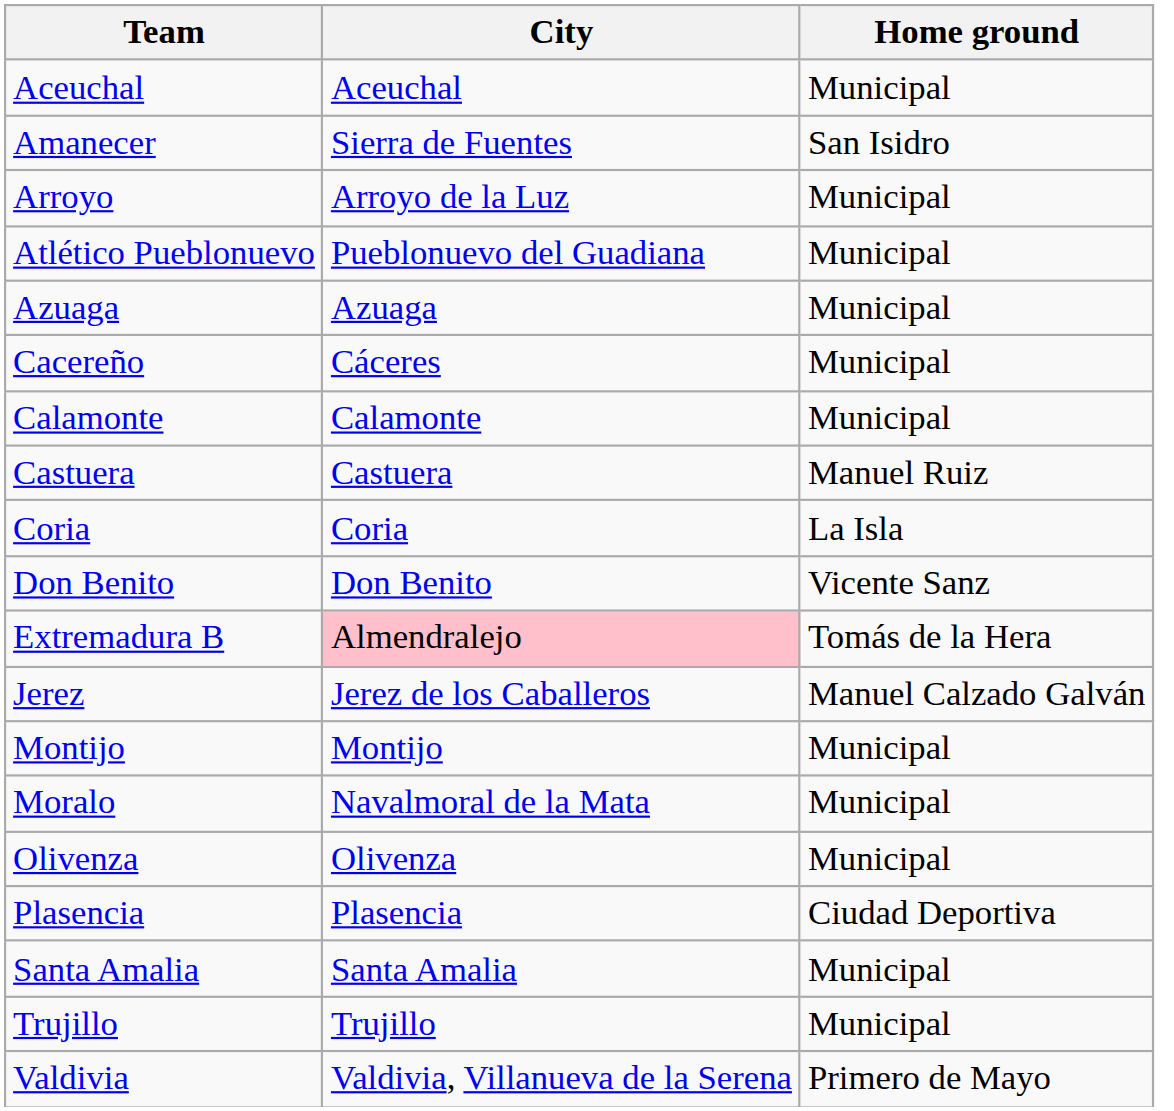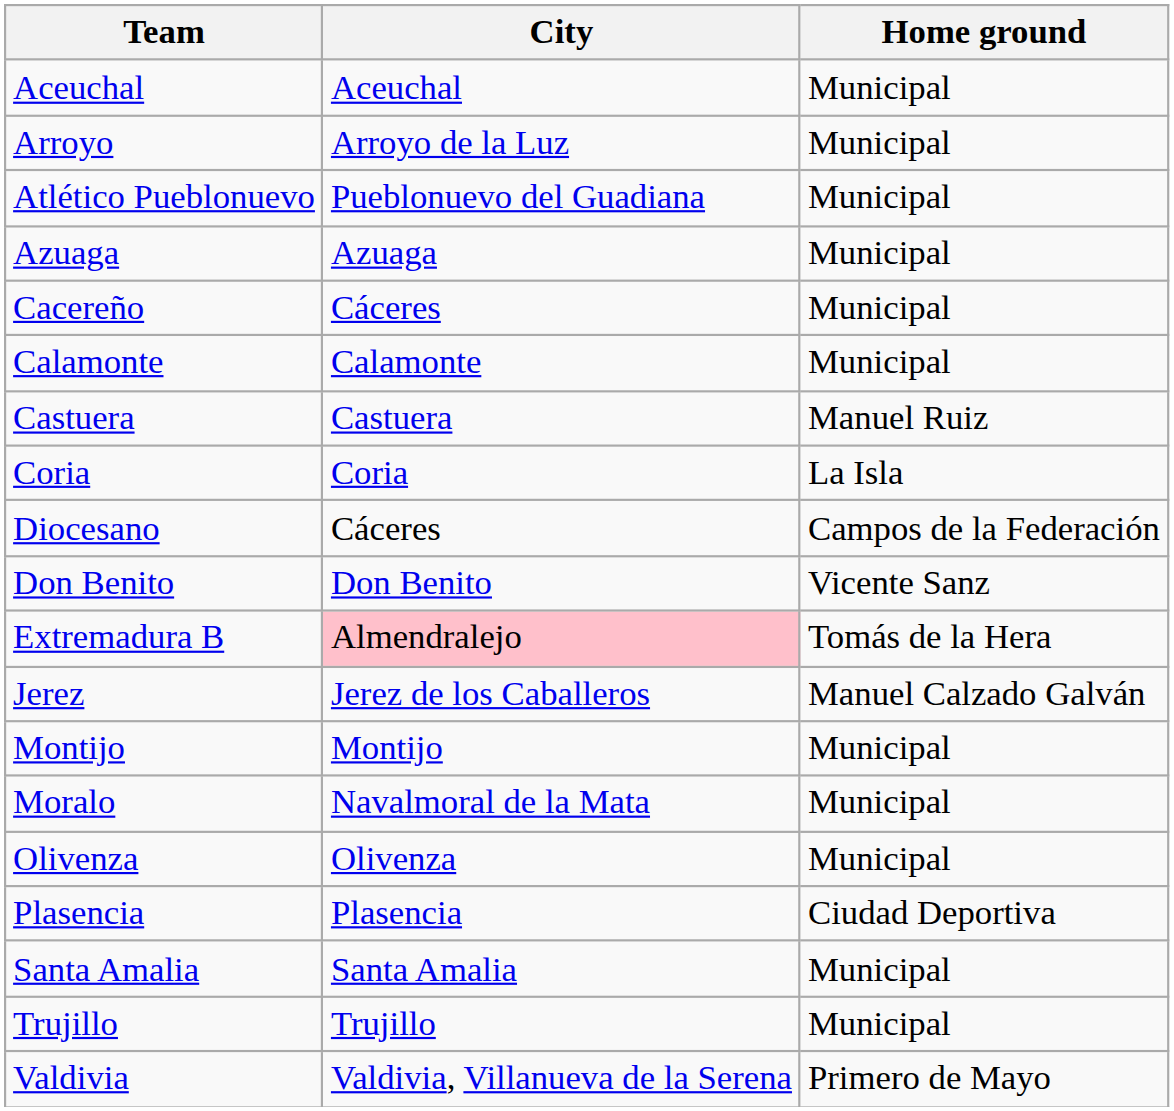- row: (84, 142)
+ row: (86, 527)
